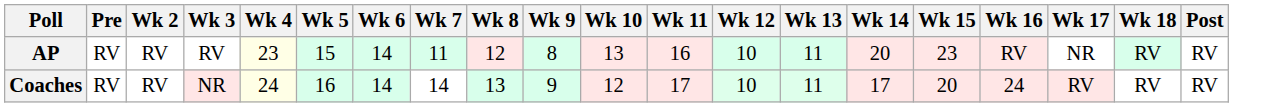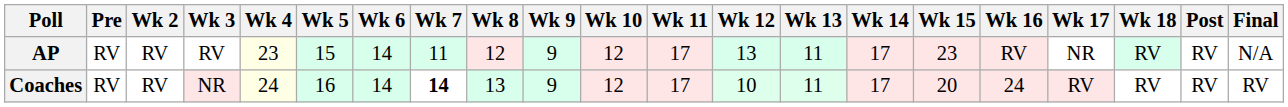+ column: (1256, 20)
(552, 53) 8 -> (552, 53) 9
(614, 53) 13 -> (614, 53) 12
(680, 53) 16 -> (680, 53) 17
(746, 53) 10 -> (746, 53) 13
(880, 53) 20 -> (880, 53) 17
(438, 85) normal -> (438, 85) bold
